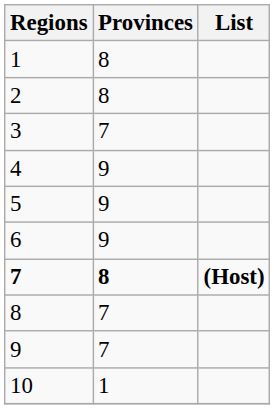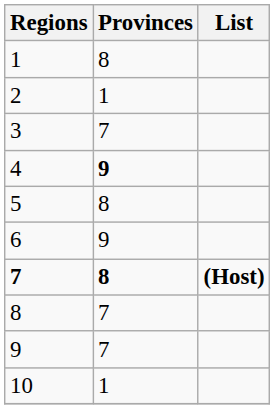(104, 95) 8 -> (104, 95) 1
(104, 167) normal -> (104, 167) bold
(104, 204) 9 -> (104, 204) 8
